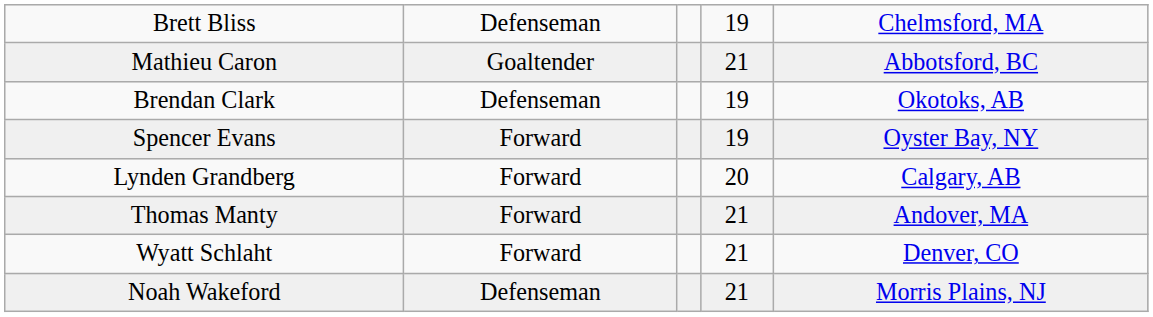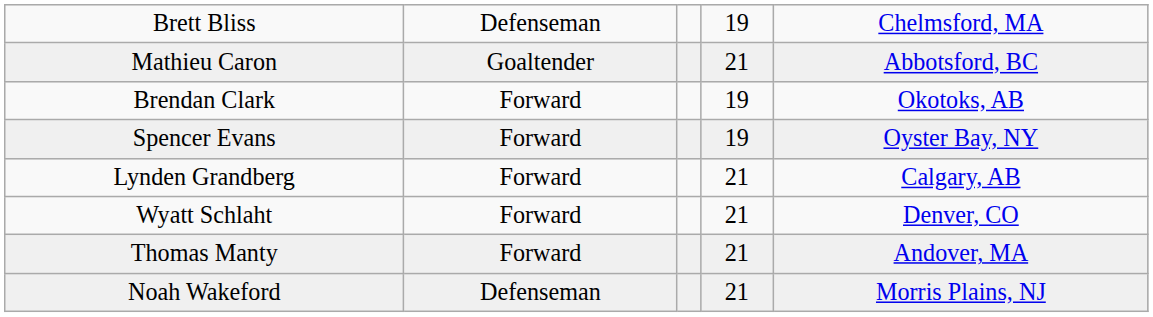(540, 100) Defenseman -> (540, 100) Forward
(737, 176) 20 -> (737, 176) 21
rows swapped: (204, 215) <-> (204, 253)
